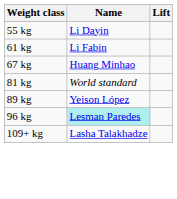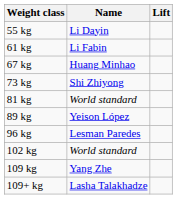+ row: (19, 82)
(105, 116) paleturquoise background -> (105, 133) no background
+ row: (22, 151)
+ row: (22, 168)
